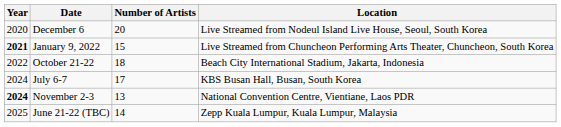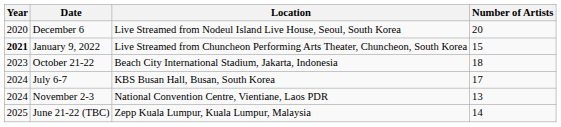columns swapped: (377, 12) <-> (155, 12)
(17, 63) 2022 -> (17, 63) 2023
(17, 96) bold -> (17, 96) normal
